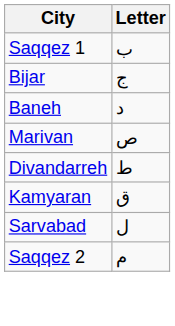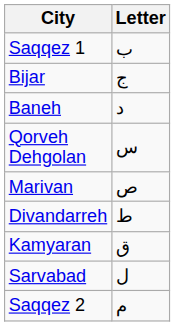+ row: (47, 147)
